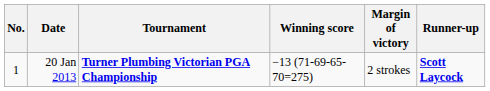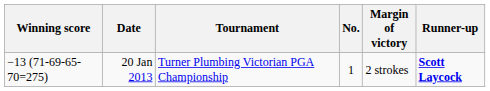columns swapped: (16, 28) <-> (317, 28)
(166, 69) bold -> (236, 69) normal
